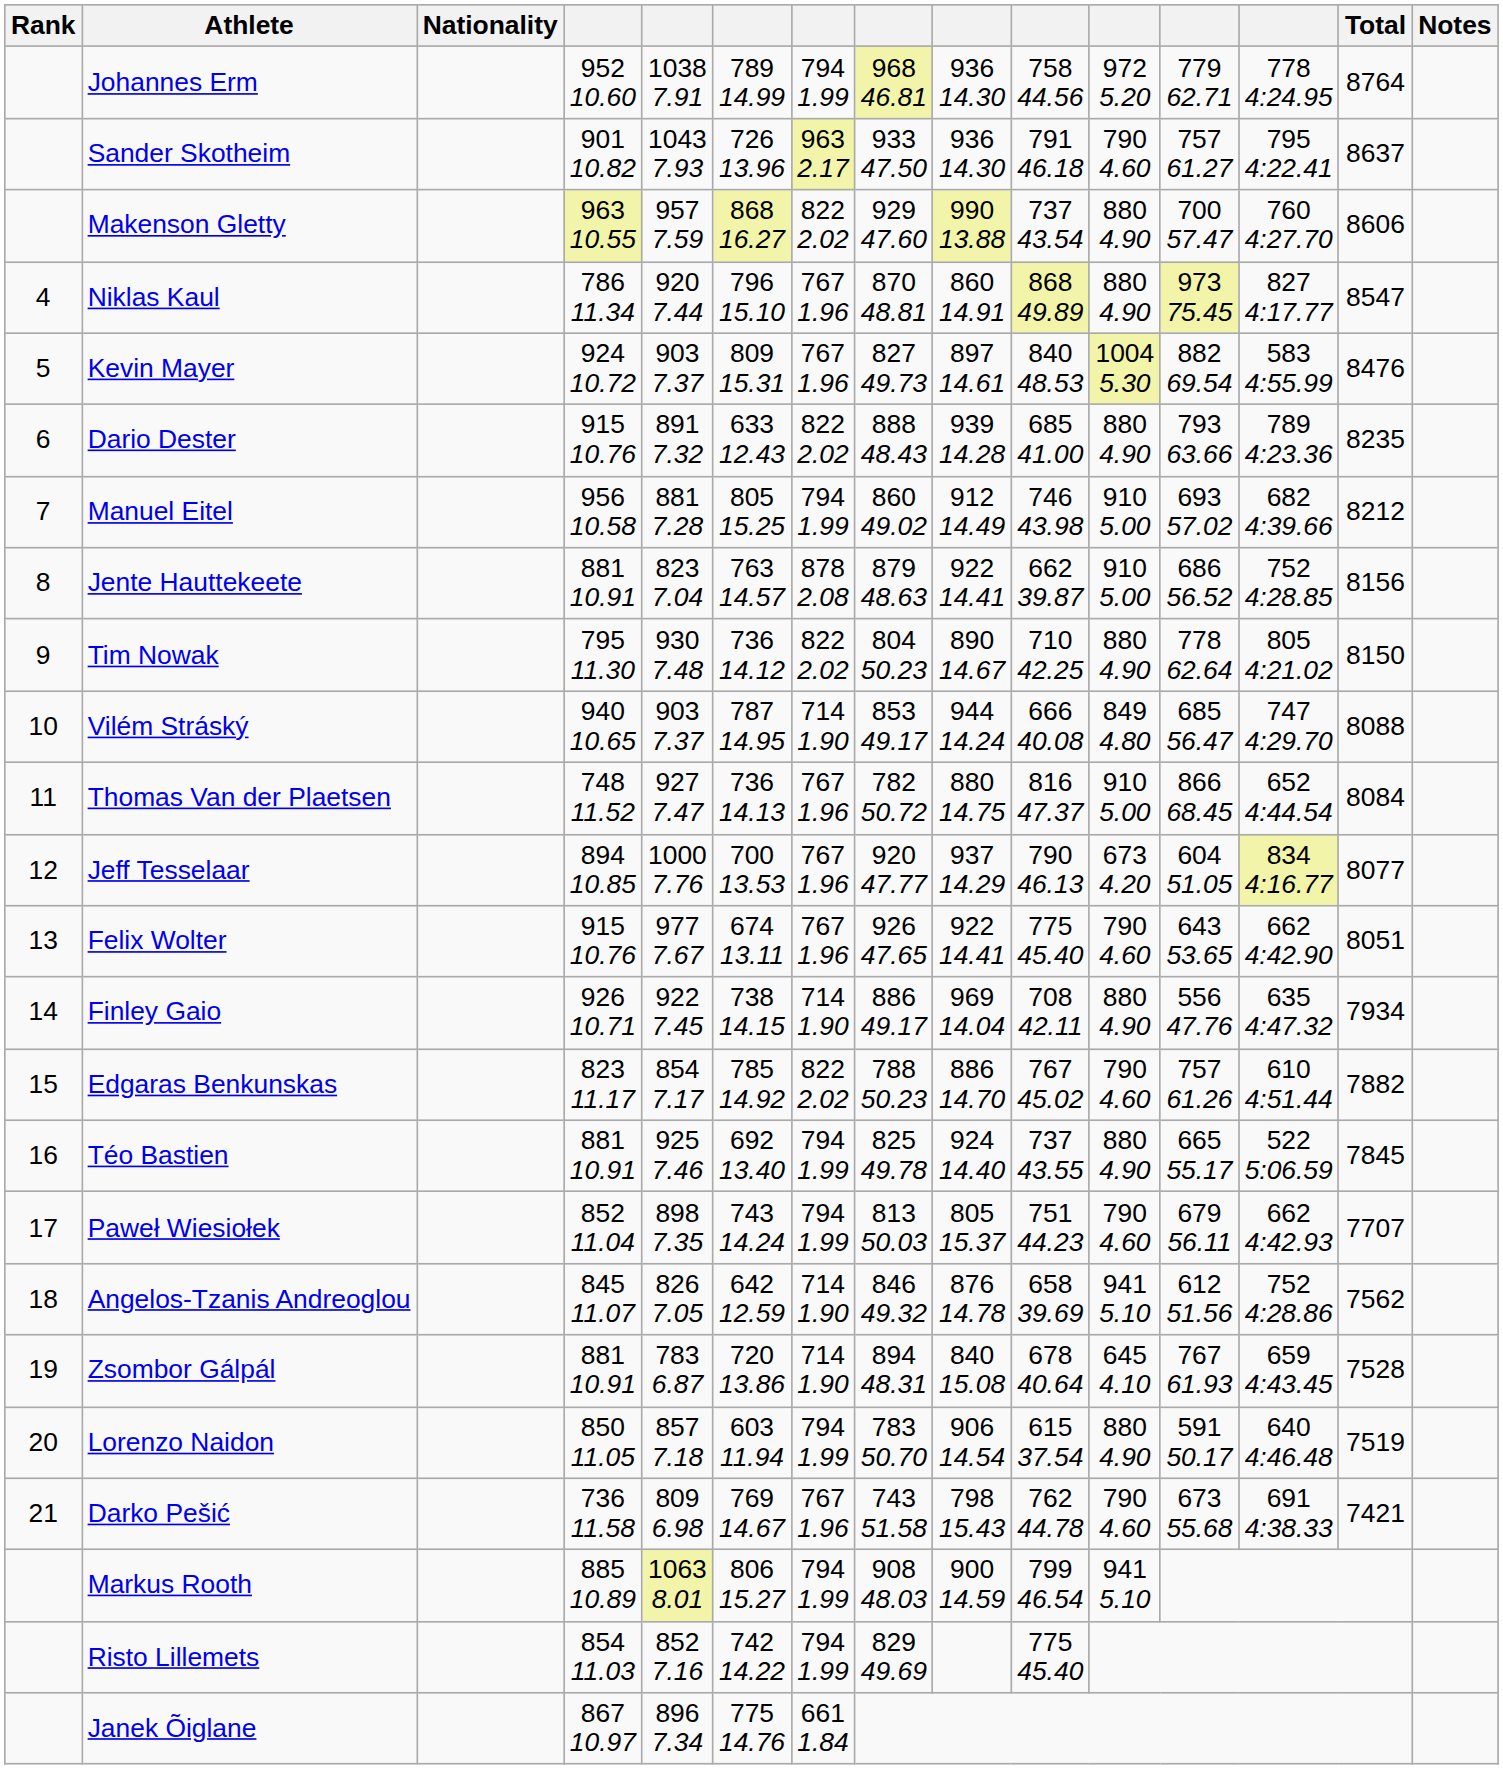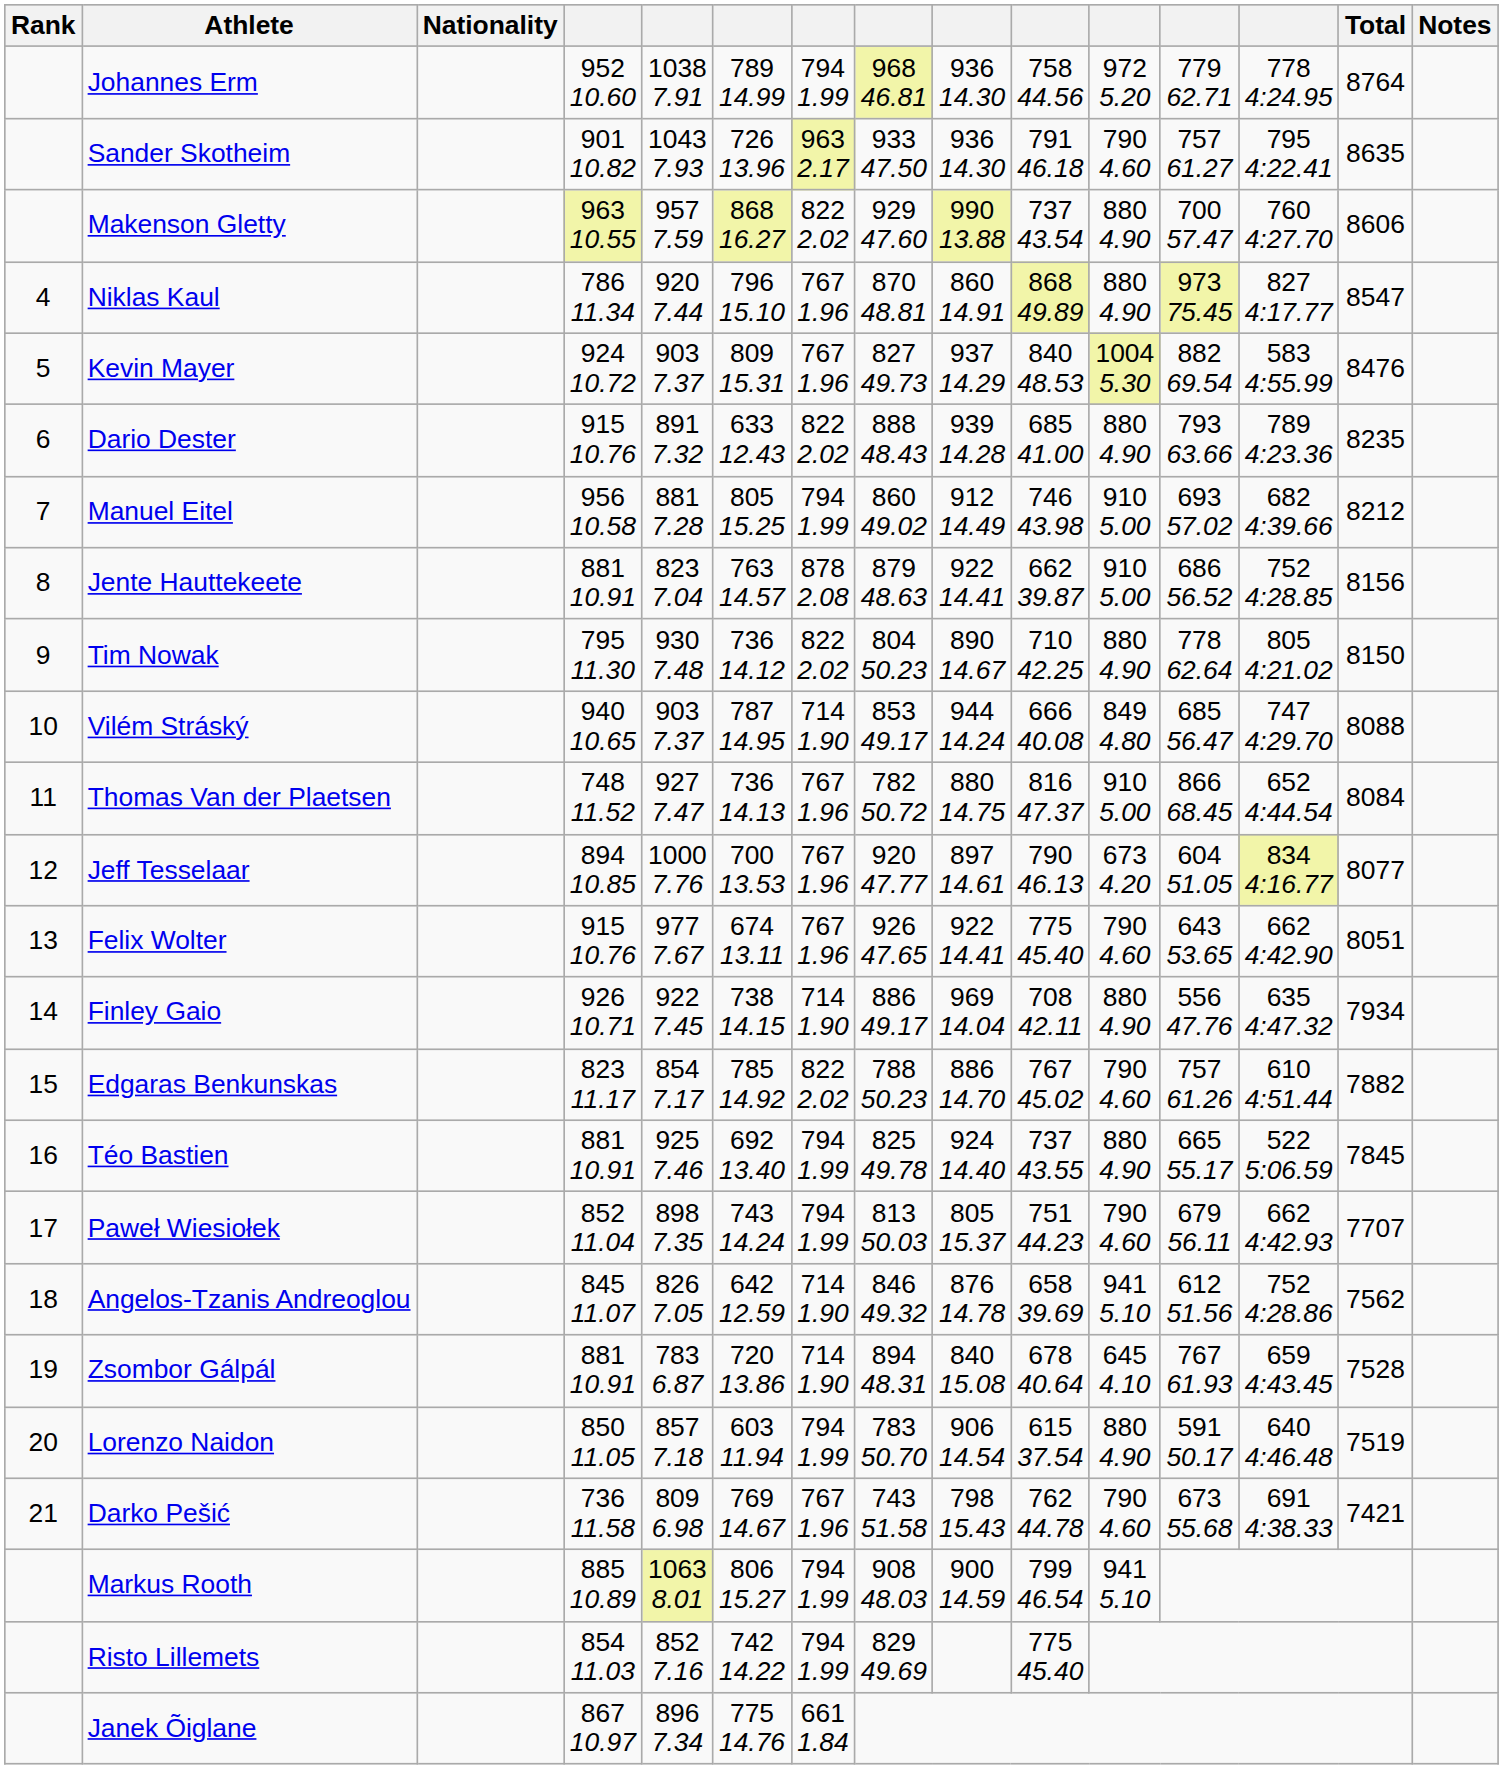(1375, 153) 8637 -> (1375, 153) 8635
(972, 368) 897 14.61 -> (972, 368) 937 14.29
(972, 869) 937 14.29 -> (972, 869) 897 14.61
